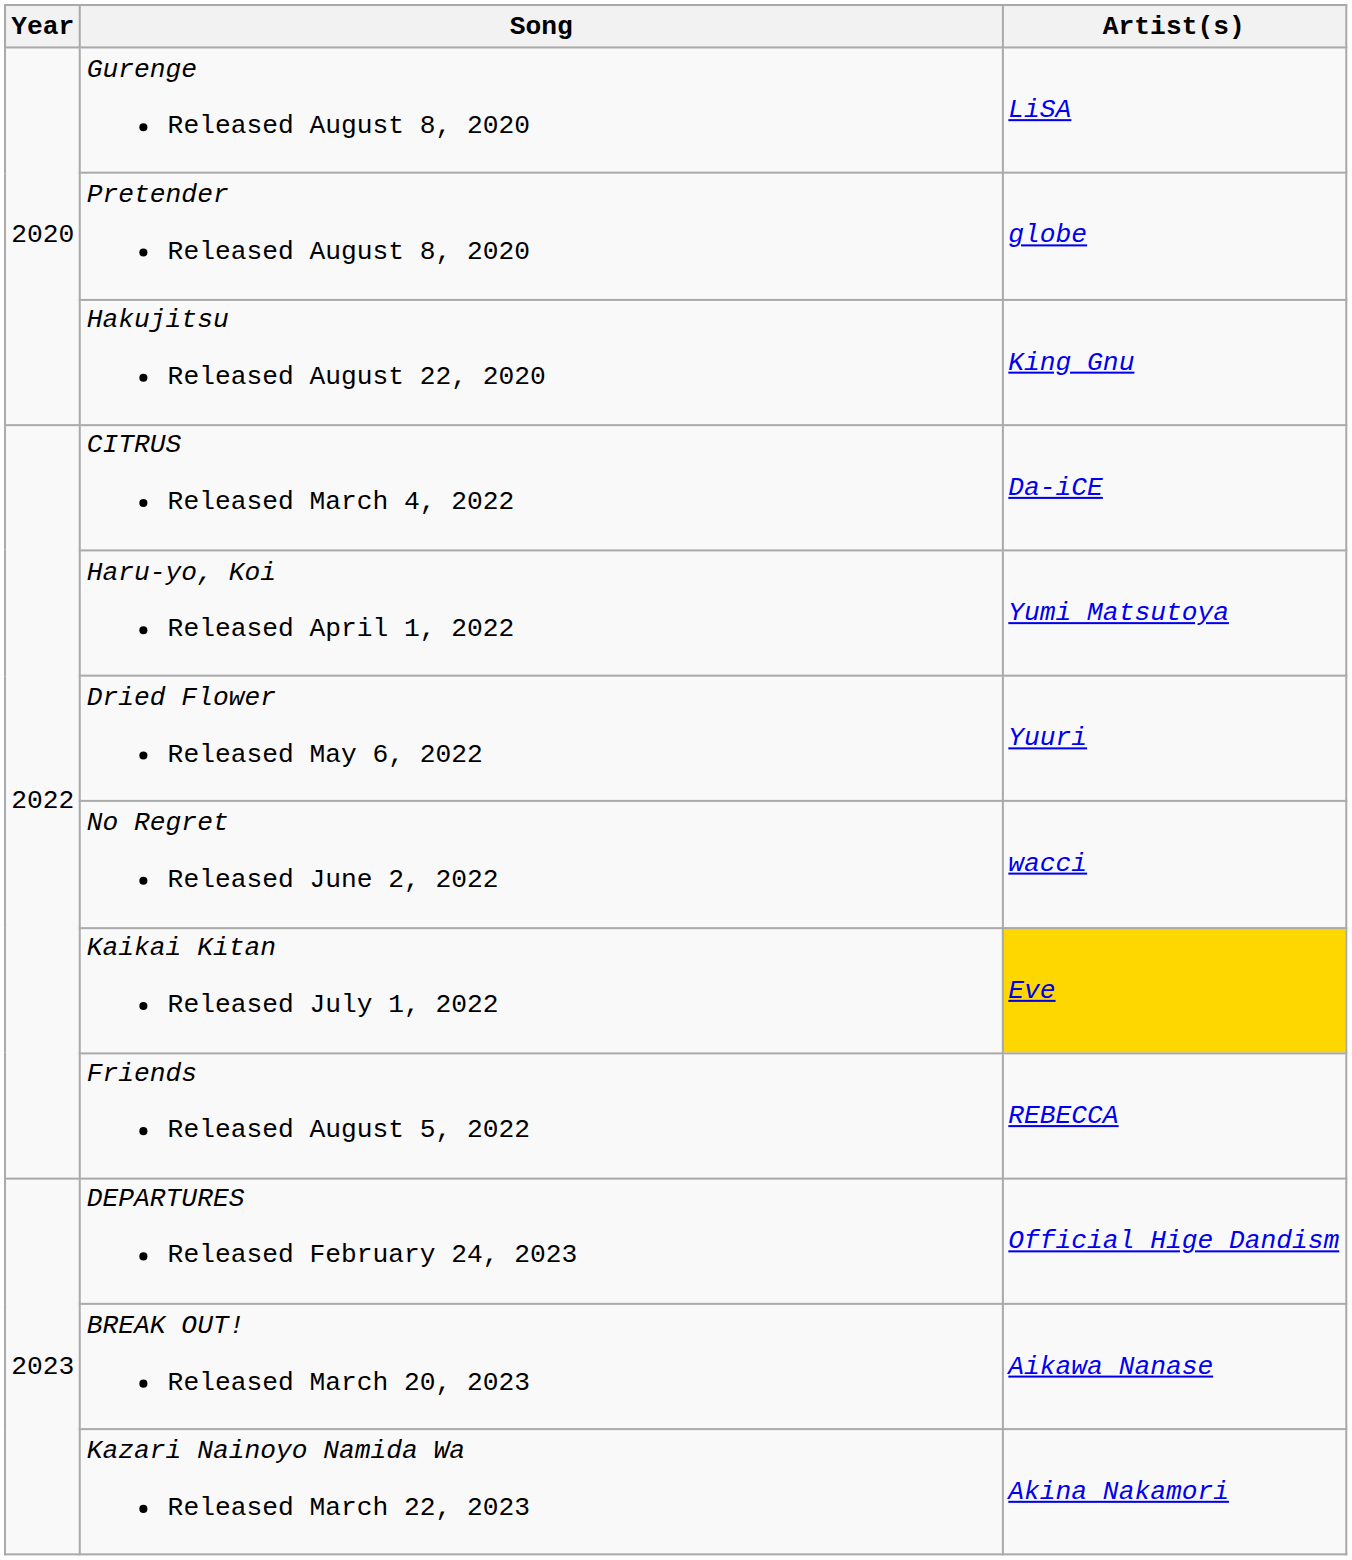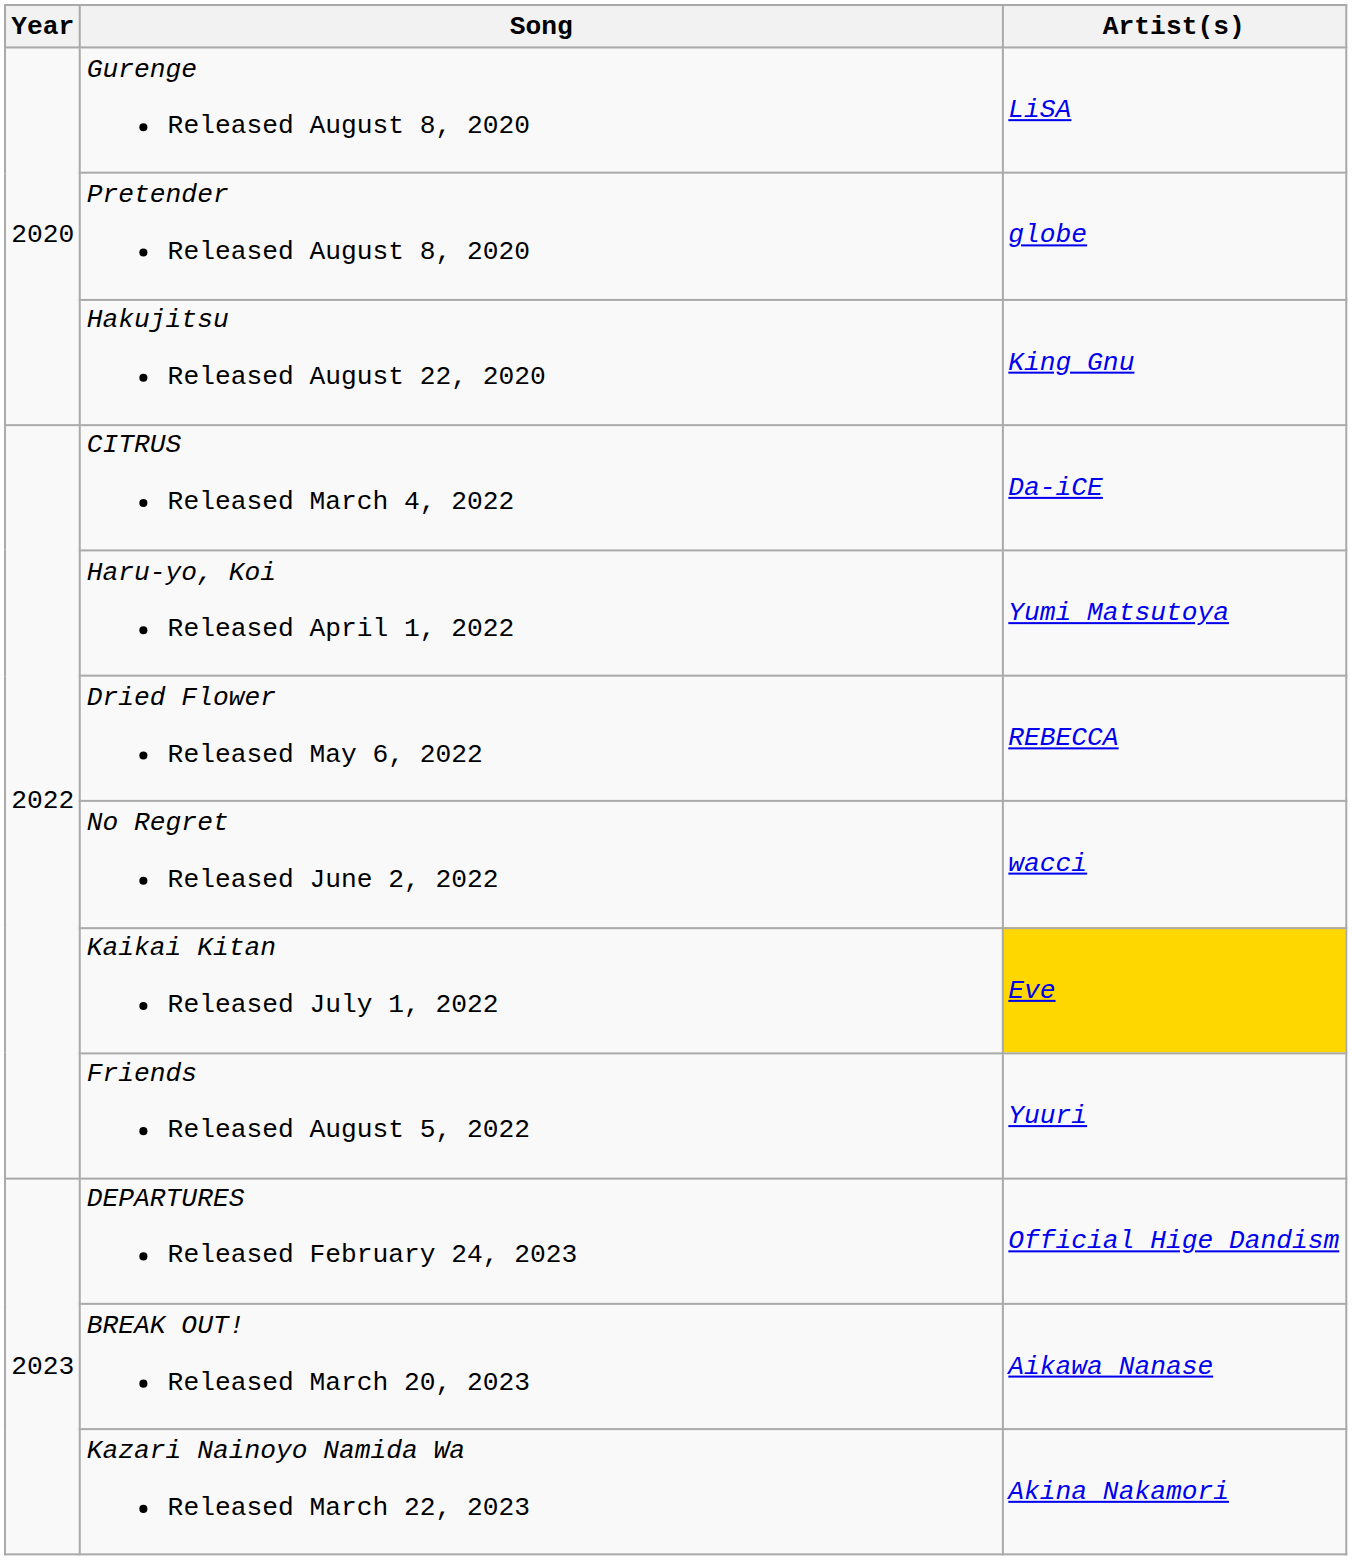(1048, 739) Yuuri -> (1063, 739) REBECCA
(1063, 1116) REBECCA -> (1048, 1116) Yuuri
